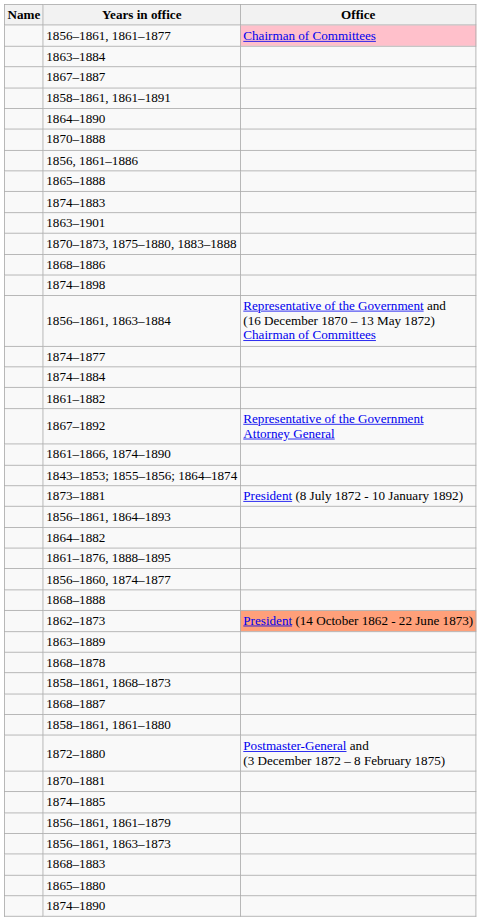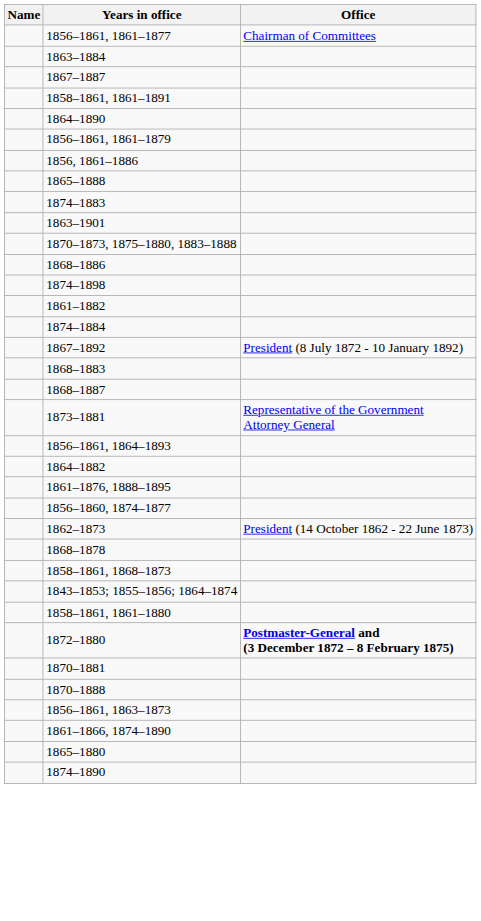(310, 35) pink background -> (310, 35) no background
rows swapped: (76, 139) <-> (109, 823)
- row: (109, 320)
- row: (76, 356)
rows swapped: (76, 377) <-> (76, 398)
(333, 426) Representative of the Government Attorney General -> (353, 347) President (8 July 1872 - 10 January 1892)
rows swapped: (76, 864) <-> (109, 454)
rows swapped: (142, 475) <-> (76, 704)
(353, 496) President (8 July 1872 - 10 January 1892) -> (333, 417) Representative of the Government Attorney General
- row: (76, 600)
(358, 620) lightsalmon background -> (358, 529) no background
- row: (76, 641)
(344, 753) normal -> (348, 640) bold
- row: (76, 802)
